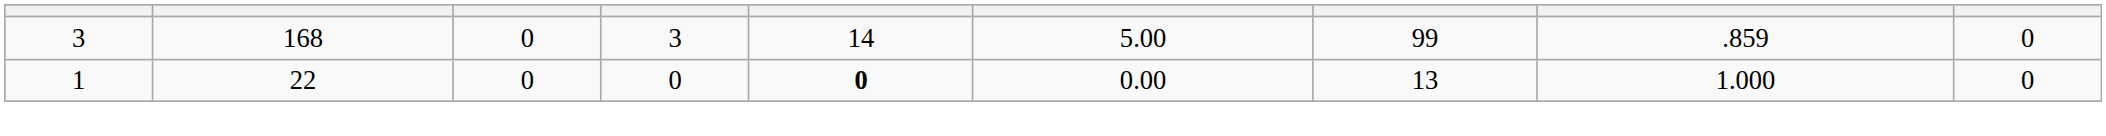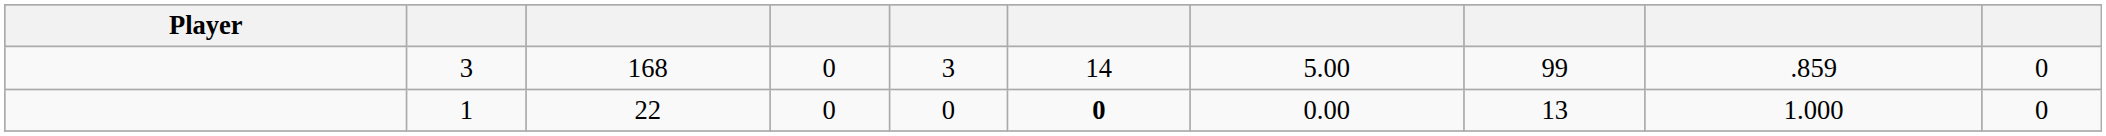+ column: (206, 25)
